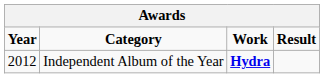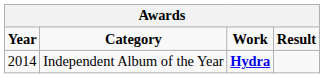(22, 61) 2012 -> (22, 61) 2014
